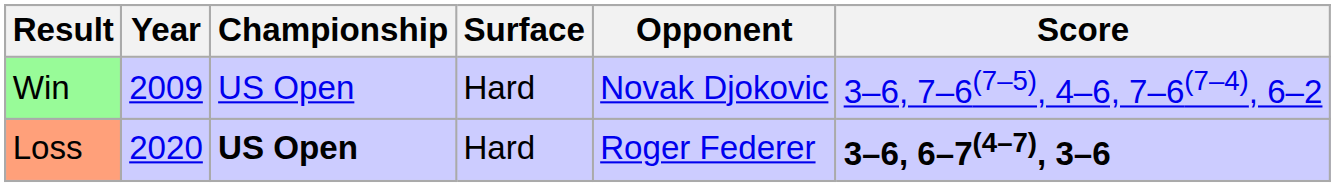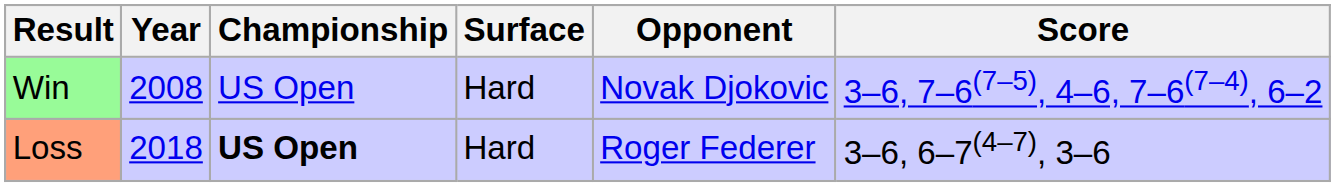(166, 87) 2009 -> (166, 87) 2008
(166, 149) 2020 -> (166, 149) 2018
(977, 149) bold -> (977, 149) normal
